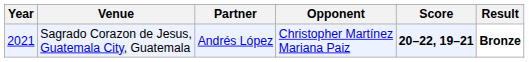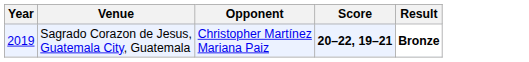- column: (235, 14)
(21, 41) 2021 -> (21, 41) 2019
